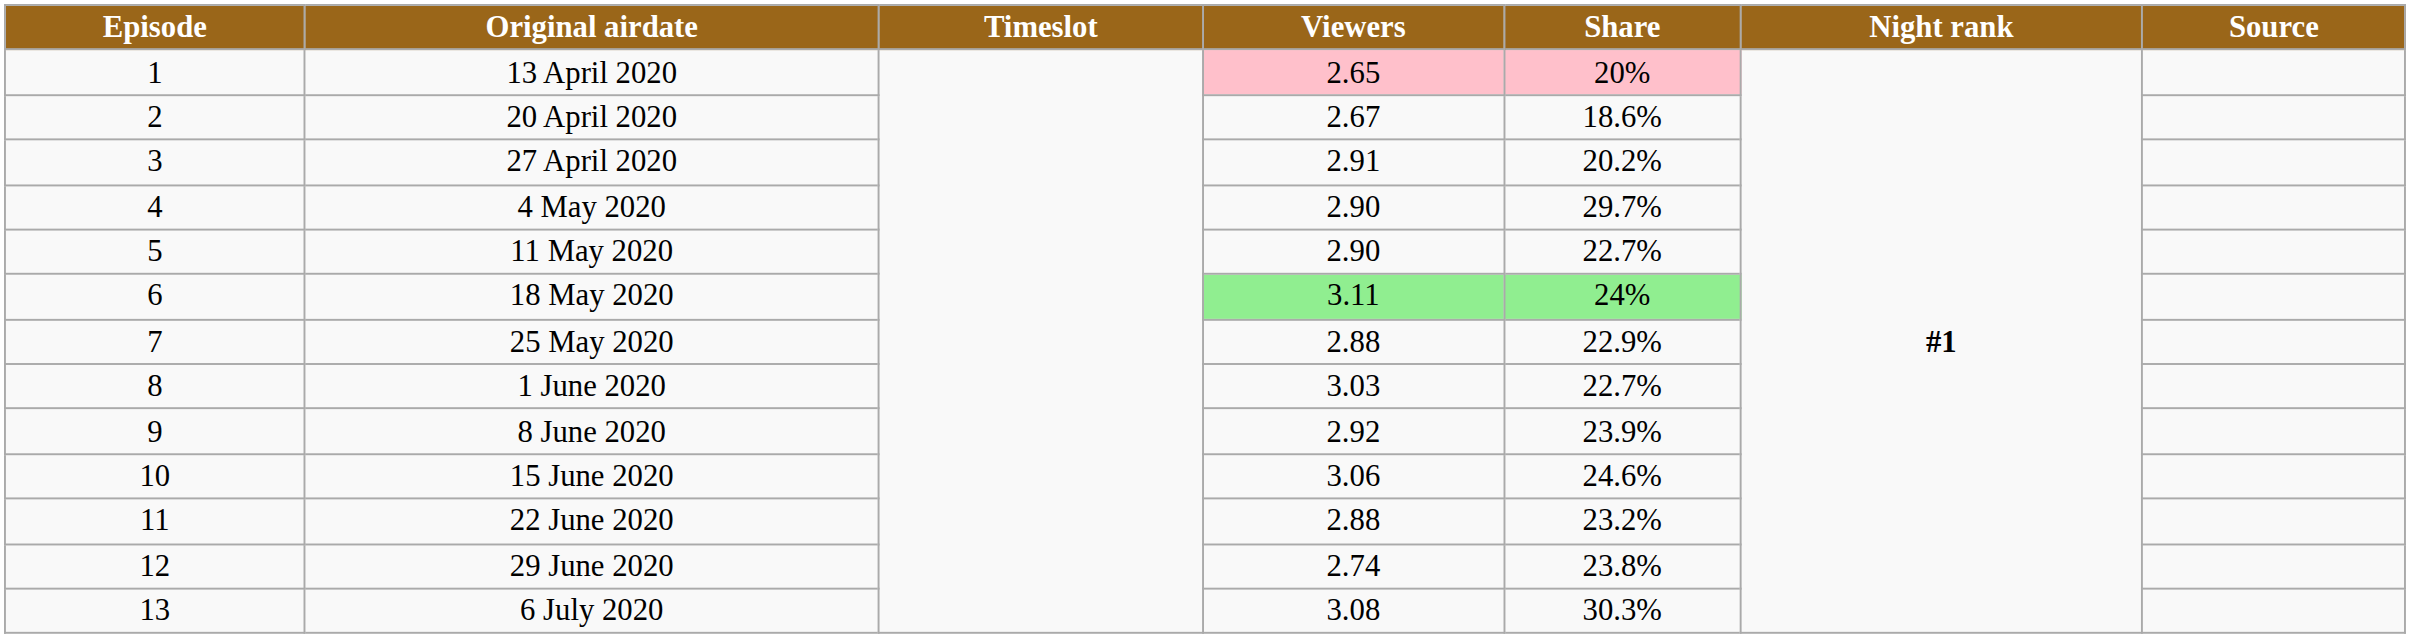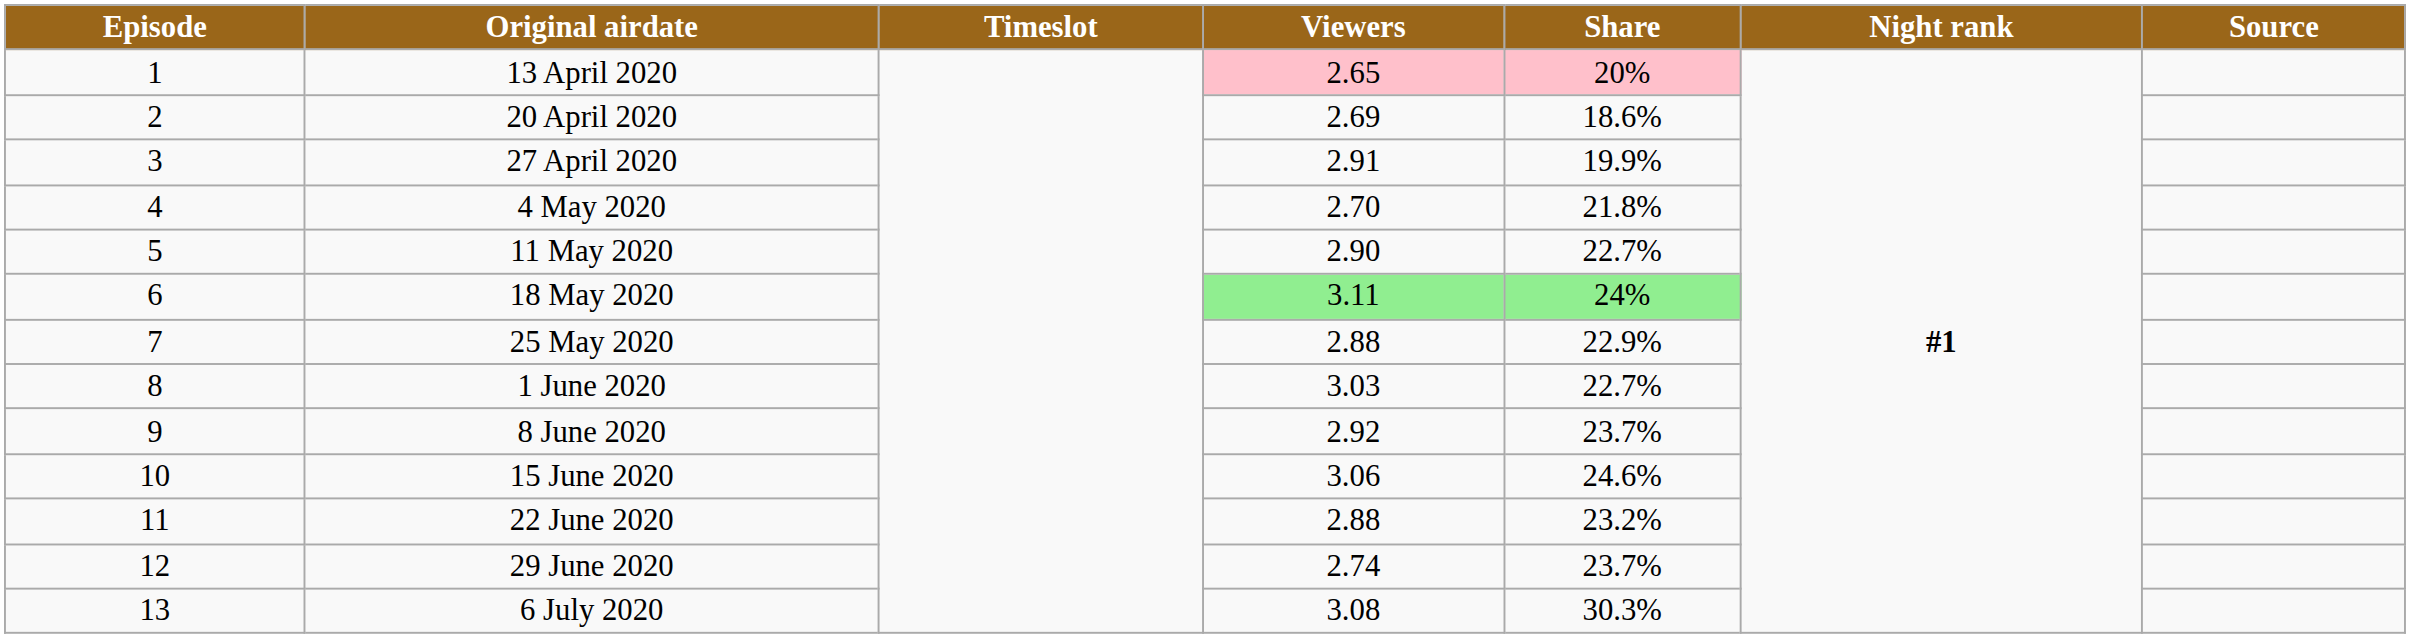(1353, 116) 2.67 -> (1353, 116) 2.69
(1622, 161) 20.2% -> (1622, 161) 19.9%
(1353, 206) 2.90 -> (1353, 206) 2.70
(1622, 206) 29.7% -> (1622, 206) 21.8%
(1622, 430) 23.9% -> (1622, 430) 23.7%
(1622, 565) 23.8% -> (1622, 565) 23.7%
